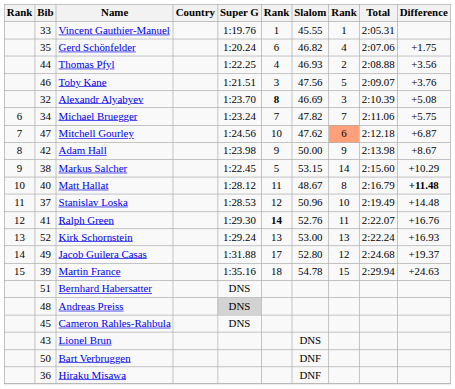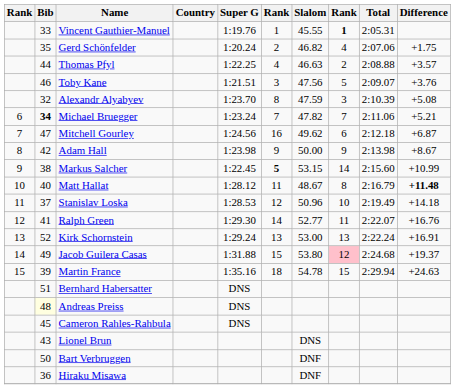(344, 30) normal -> (344, 30) bold
(277, 47) 6 -> (277, 47) 2
(310, 64) 46.93 -> (310, 64) 46.63
(424, 64) +3.56 -> (424, 64) +3.57
(277, 99) bold -> (277, 99) normal
(310, 99) 46.69 -> (310, 99) 47.59
(45, 116) normal -> (45, 116) bold
(424, 116) +5.75 -> (424, 116) +5.21
(277, 133) 10 -> (277, 133) 16
(310, 133) 47.62 -> (310, 133) 49.62
(344, 133) lightsalmon background -> (344, 133) no background
(277, 168) normal -> (277, 168) bold
(424, 168) +10.29 -> (424, 168) +10.99
(424, 202) +14.48 -> (424, 202) +14.18
(277, 220) bold -> (277, 220) normal
(310, 220) 52.76 -> (310, 220) 52.77
(424, 237) +16.93 -> (424, 237) +16.91
(277, 254) 17 -> (277, 254) 15
(310, 254) 52.80 -> (310, 254) 53.80
(344, 254) no background -> (344, 254) pink background
(45, 306) no background -> (45, 306) lightyellow background
(239, 306) lightgrey background -> (239, 306) no background
